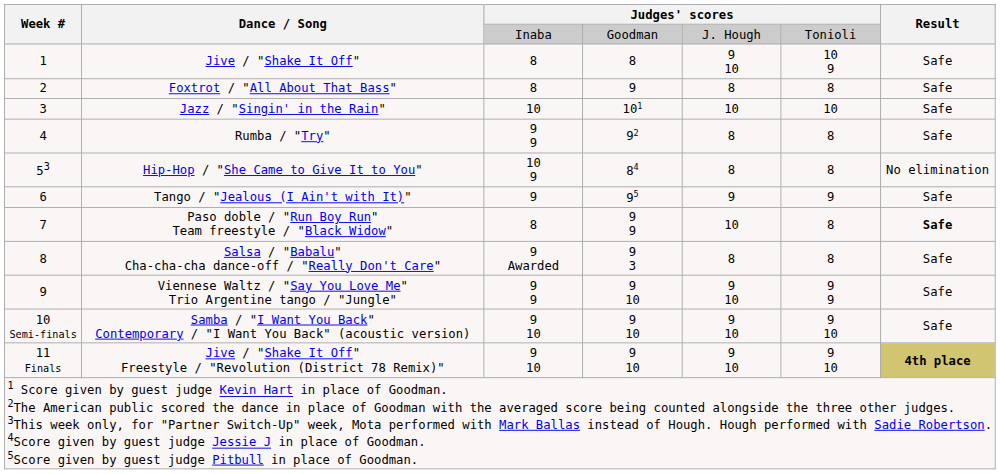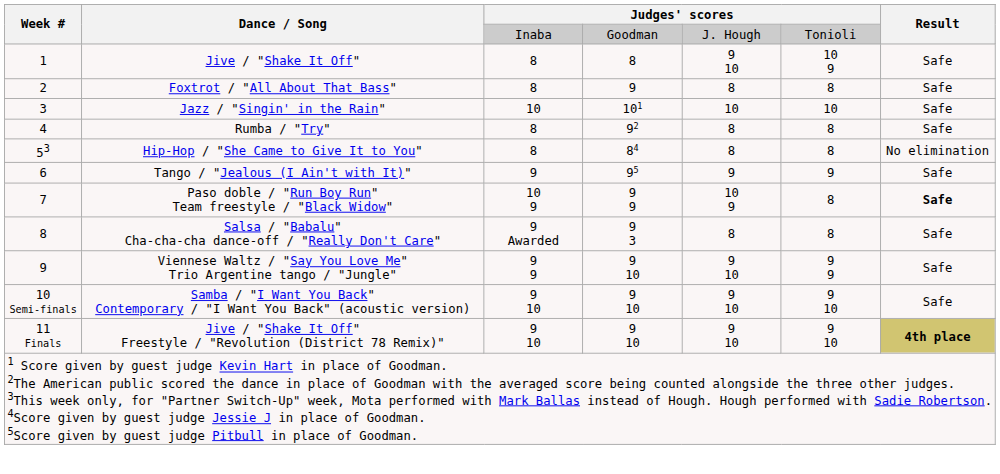(533, 136) 9 9 -> (533, 129) 8
(533, 170) 10 9 -> (533, 151) 8
(533, 224) 8 -> (533, 200) 10 9
(732, 224) 10 -> (732, 200) 10 9
